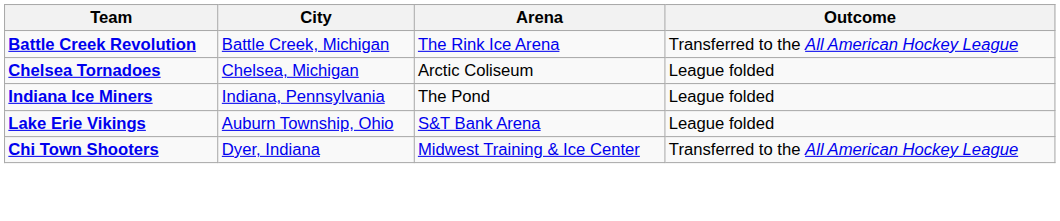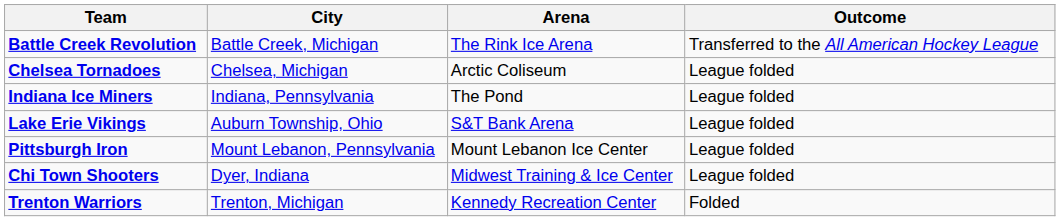+ row: (68, 149)
(843, 149) Transferred to the All American Hockey League -> (742, 176) League folded
+ row: (75, 202)
